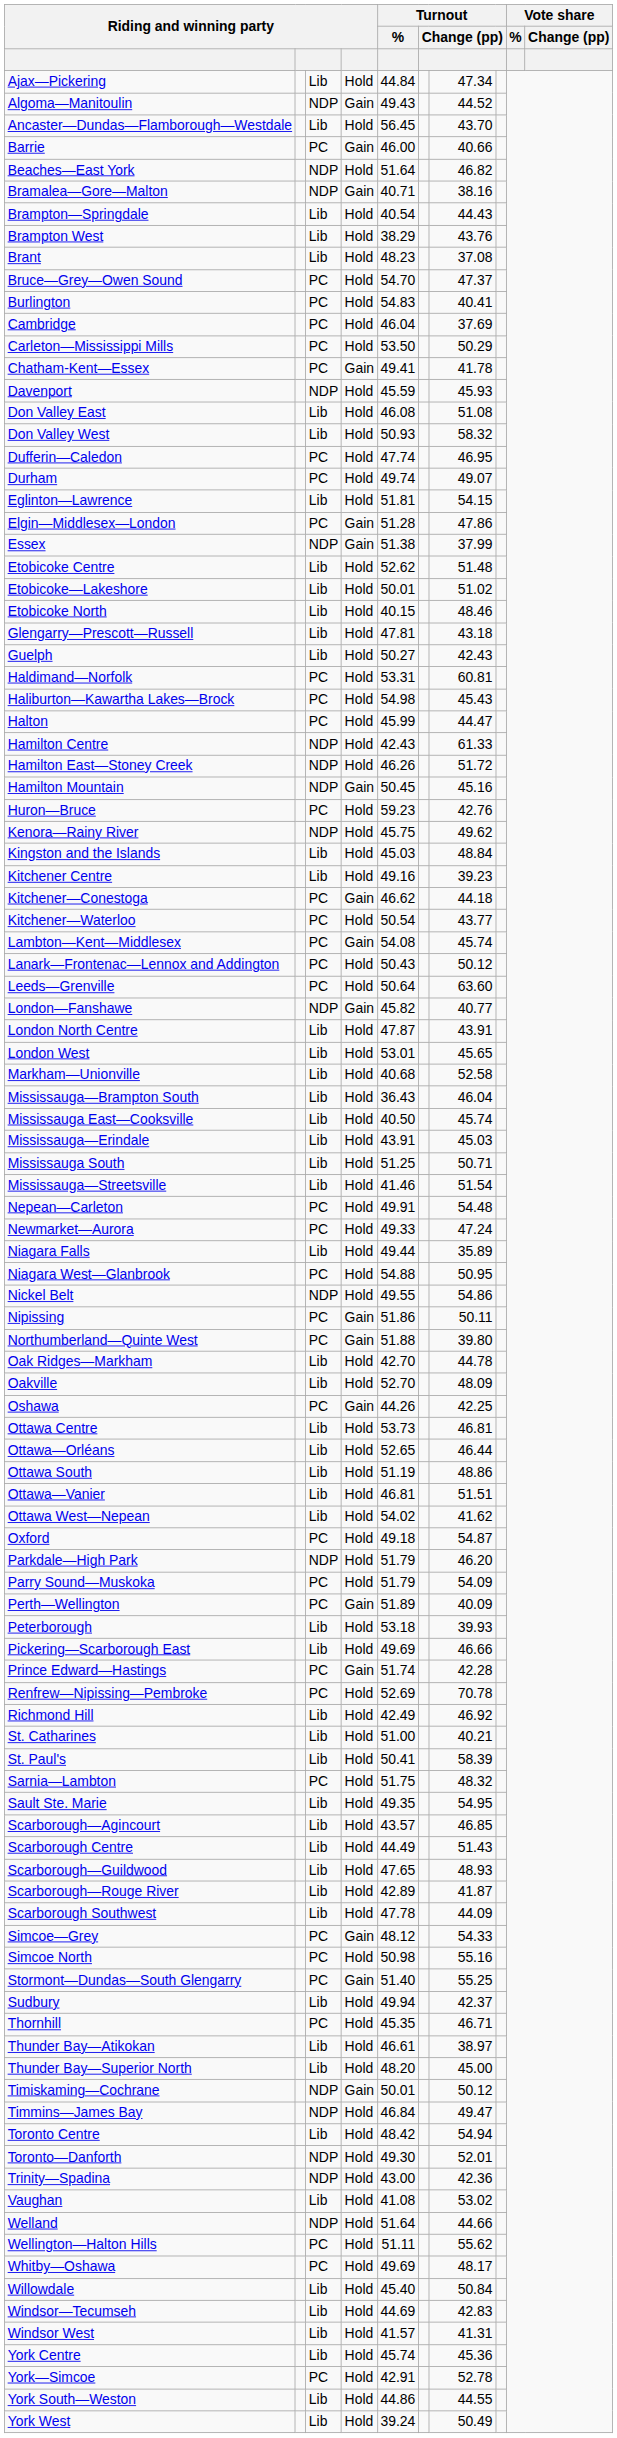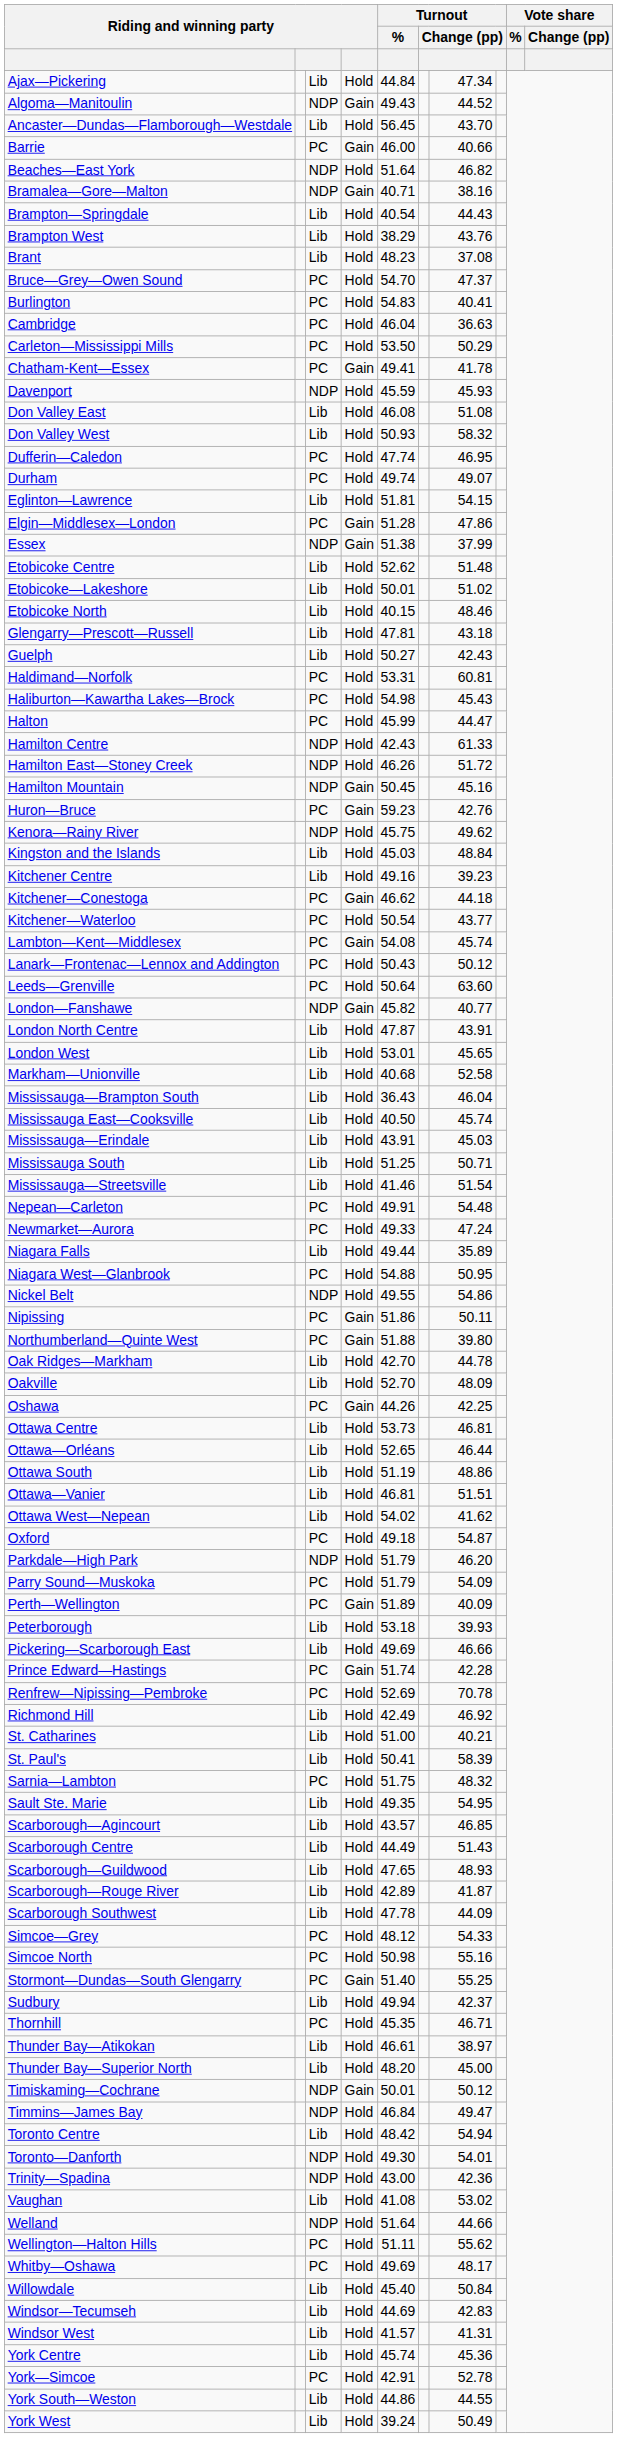(475, 324) 37.69 -> (475, 324) 36.63
(359, 810) Hold -> (359, 810) Gain
(359, 1936) Gain -> (359, 1936) Hold
(475, 2156) 52.01 -> (475, 2156) 54.01
